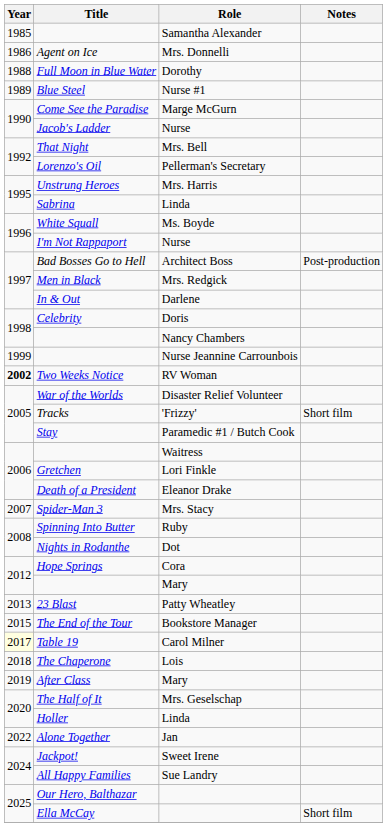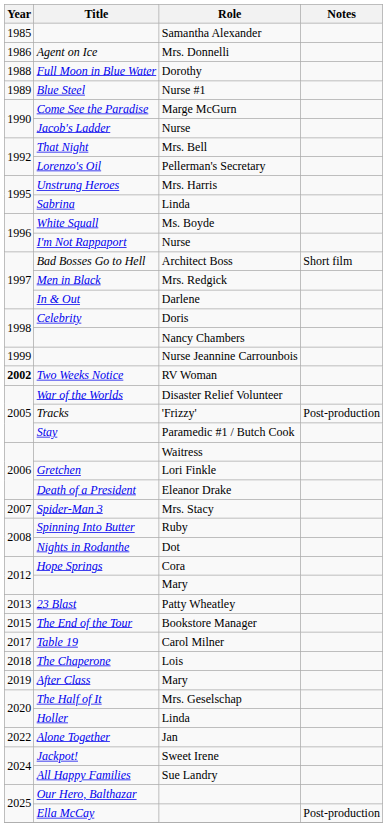(342, 261) Post-production -> (328, 261) Short film
(328, 413) Short film -> (342, 413) Post-production
(19, 642) lightyellow background -> (19, 642) no background
(328, 813) Short film -> (342, 813) Post-production
